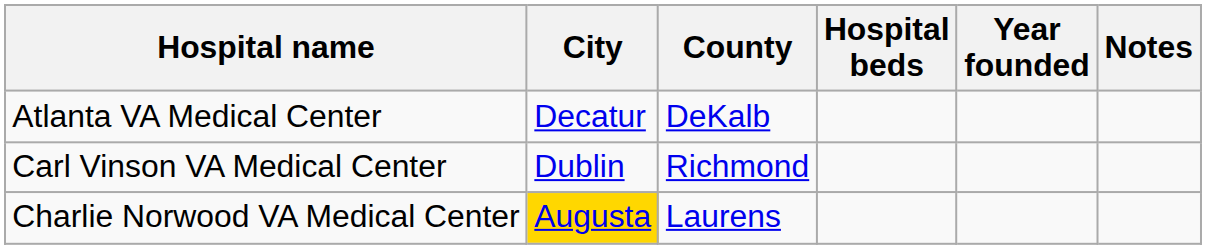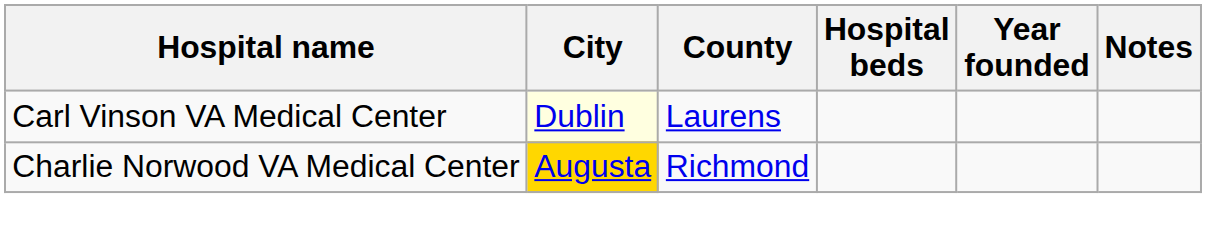- row: (197, 116)
(579, 166) no background -> (579, 116) lightyellow background
(738, 166) Richmond -> (723, 116) Laurens
(723, 217) Laurens -> (738, 166) Richmond
